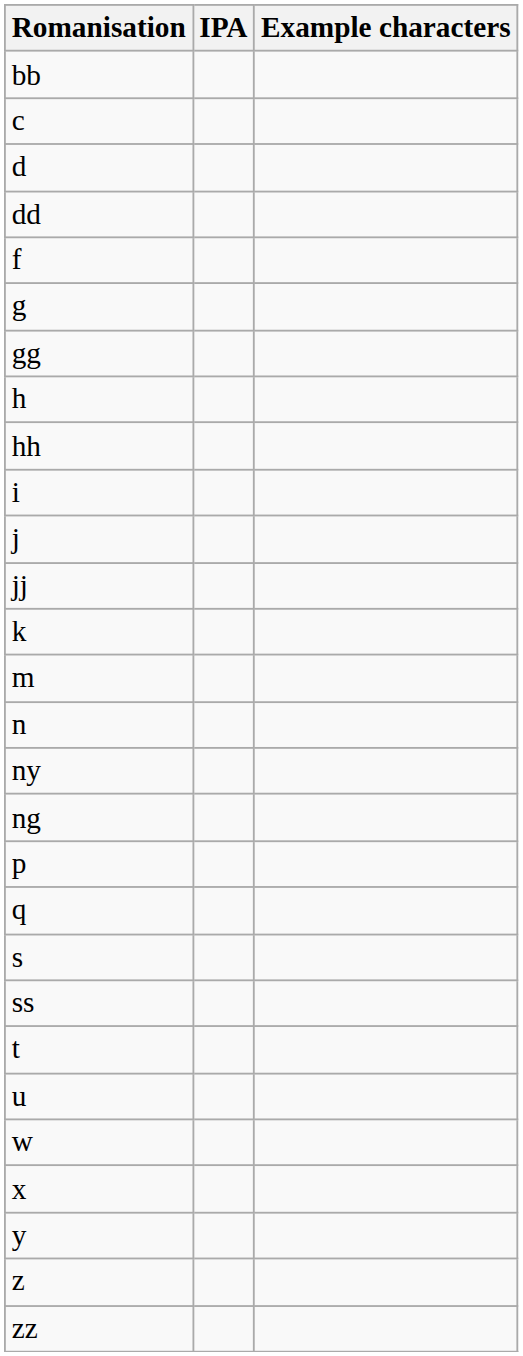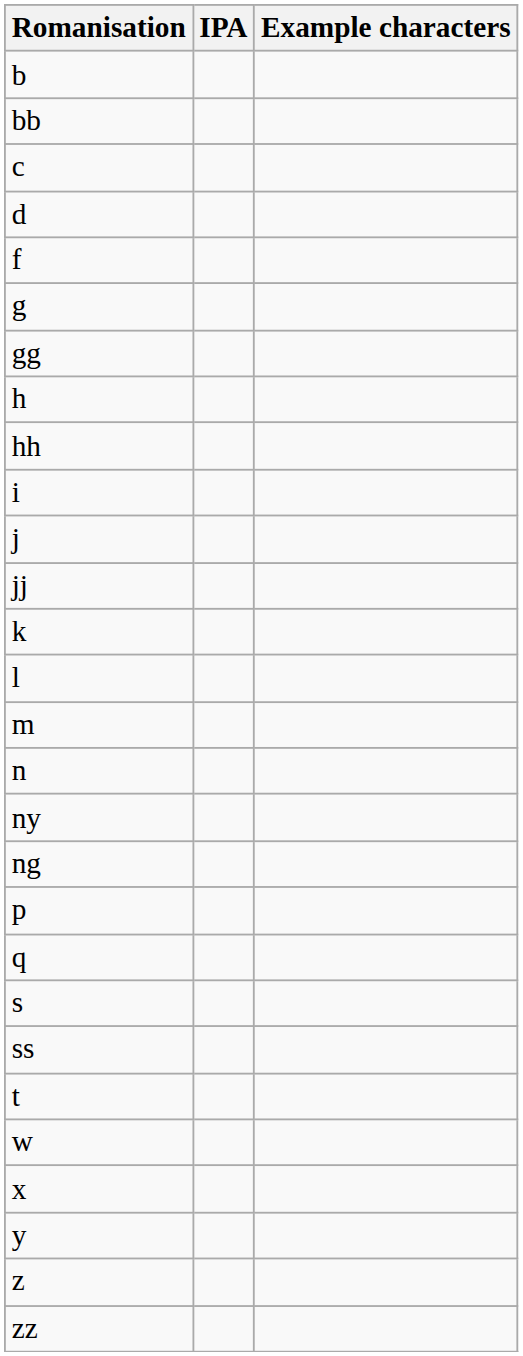+ row: (19, 74)
- row: (26, 213)
+ row: (16, 677)
- row: (19, 1095)
